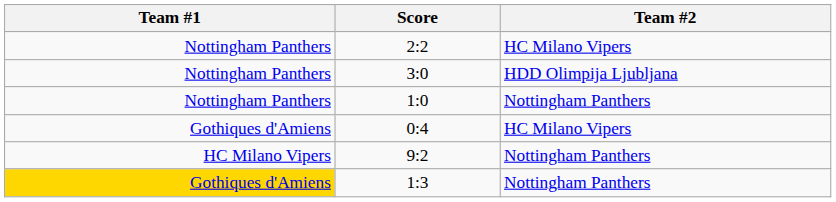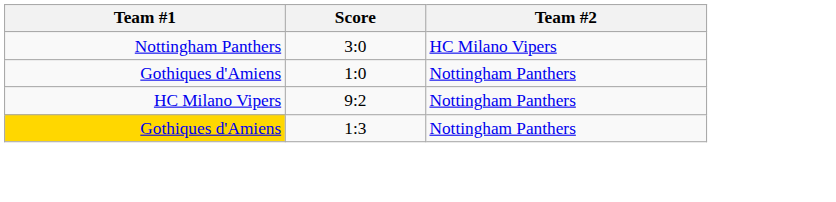- row: (417, 45)
(591, 73) HDD Olimpija Ljubljana -> (493, 45) HC Milano Vipers
(258, 100) Nottingham Panthers -> (211, 73) Gothiques d'Amiens
- row: (417, 127)
